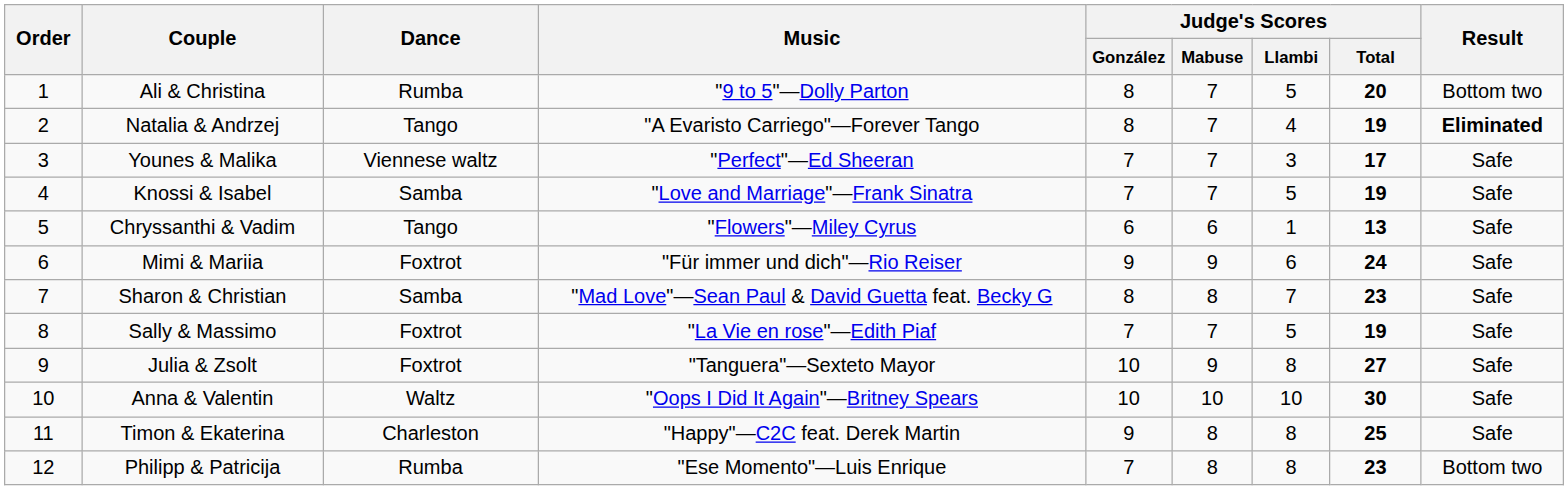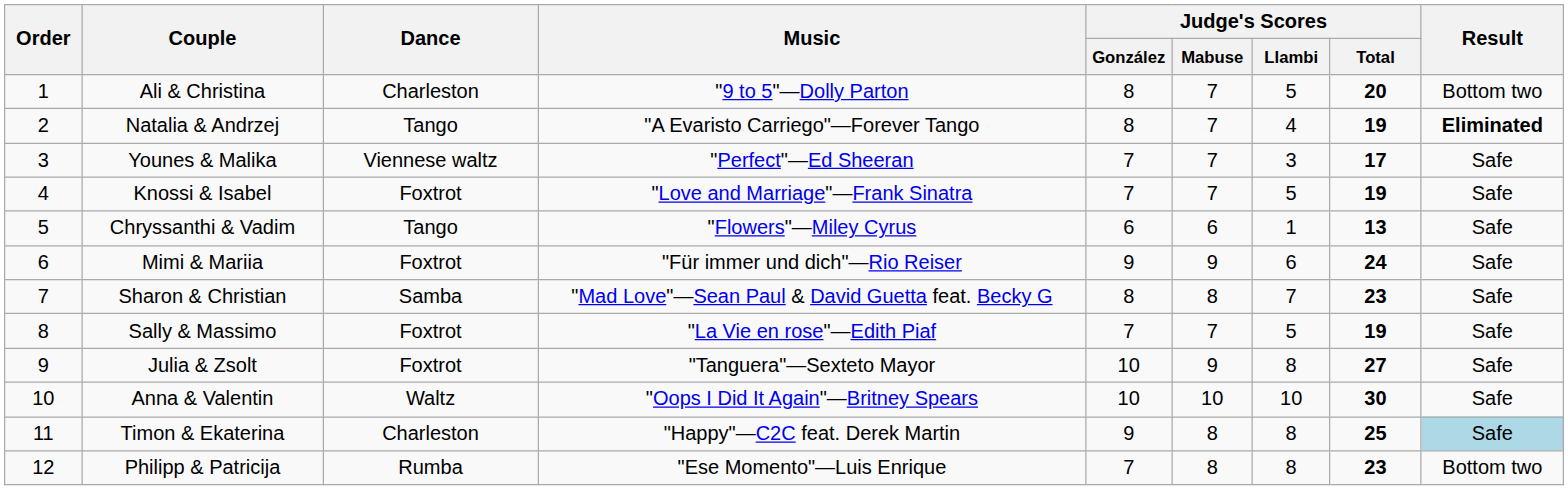(431, 91) Rumba -> (431, 91) Charleston
(431, 193) Samba -> (431, 193) Foxtrot
(1492, 433) no background -> (1492, 433) lightblue background
